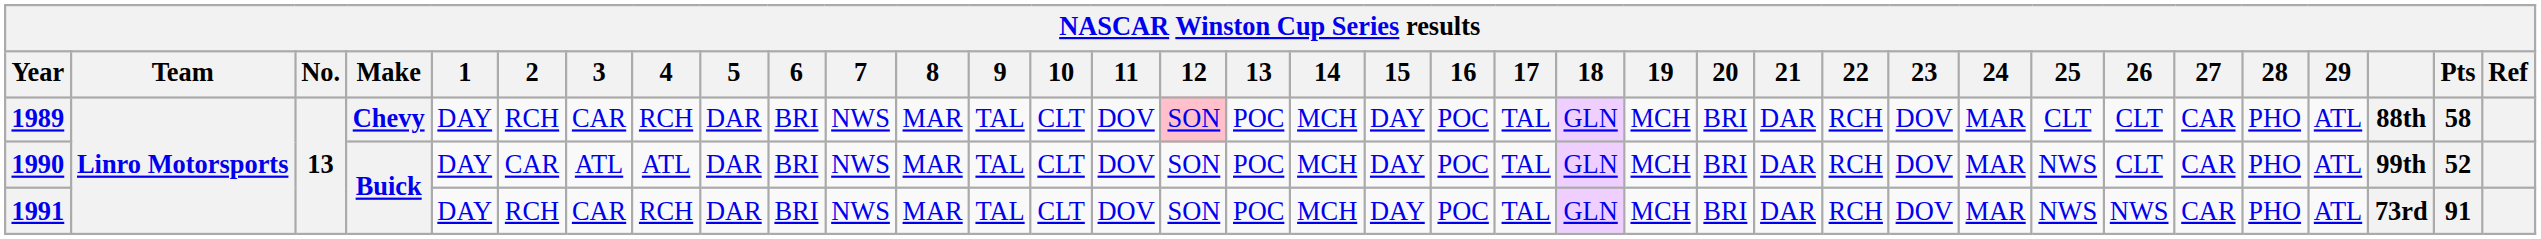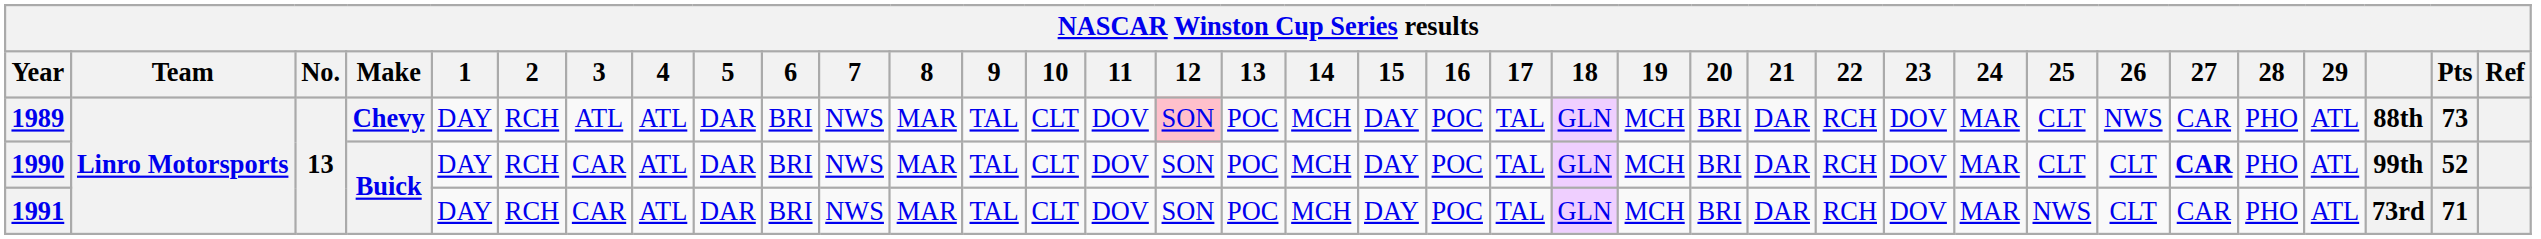(599, 118) CAR -> (599, 118) ATL
(666, 118) RCH -> (663, 118) ATL
(2139, 118) CLT -> (2133, 118) NWS
(2458, 118) 58 -> (2455, 118) 73
(532, 164) CAR -> (532, 164) RCH
(599, 164) ATL -> (599, 164) CAR
(2068, 164) NWS -> (2062, 164) CLT
(2208, 164) normal -> (2204, 164) bold
(666, 210) RCH -> (663, 210) ATL
(2139, 210) NWS -> (2133, 210) CLT
(2458, 210) 91 -> (2455, 210) 71
